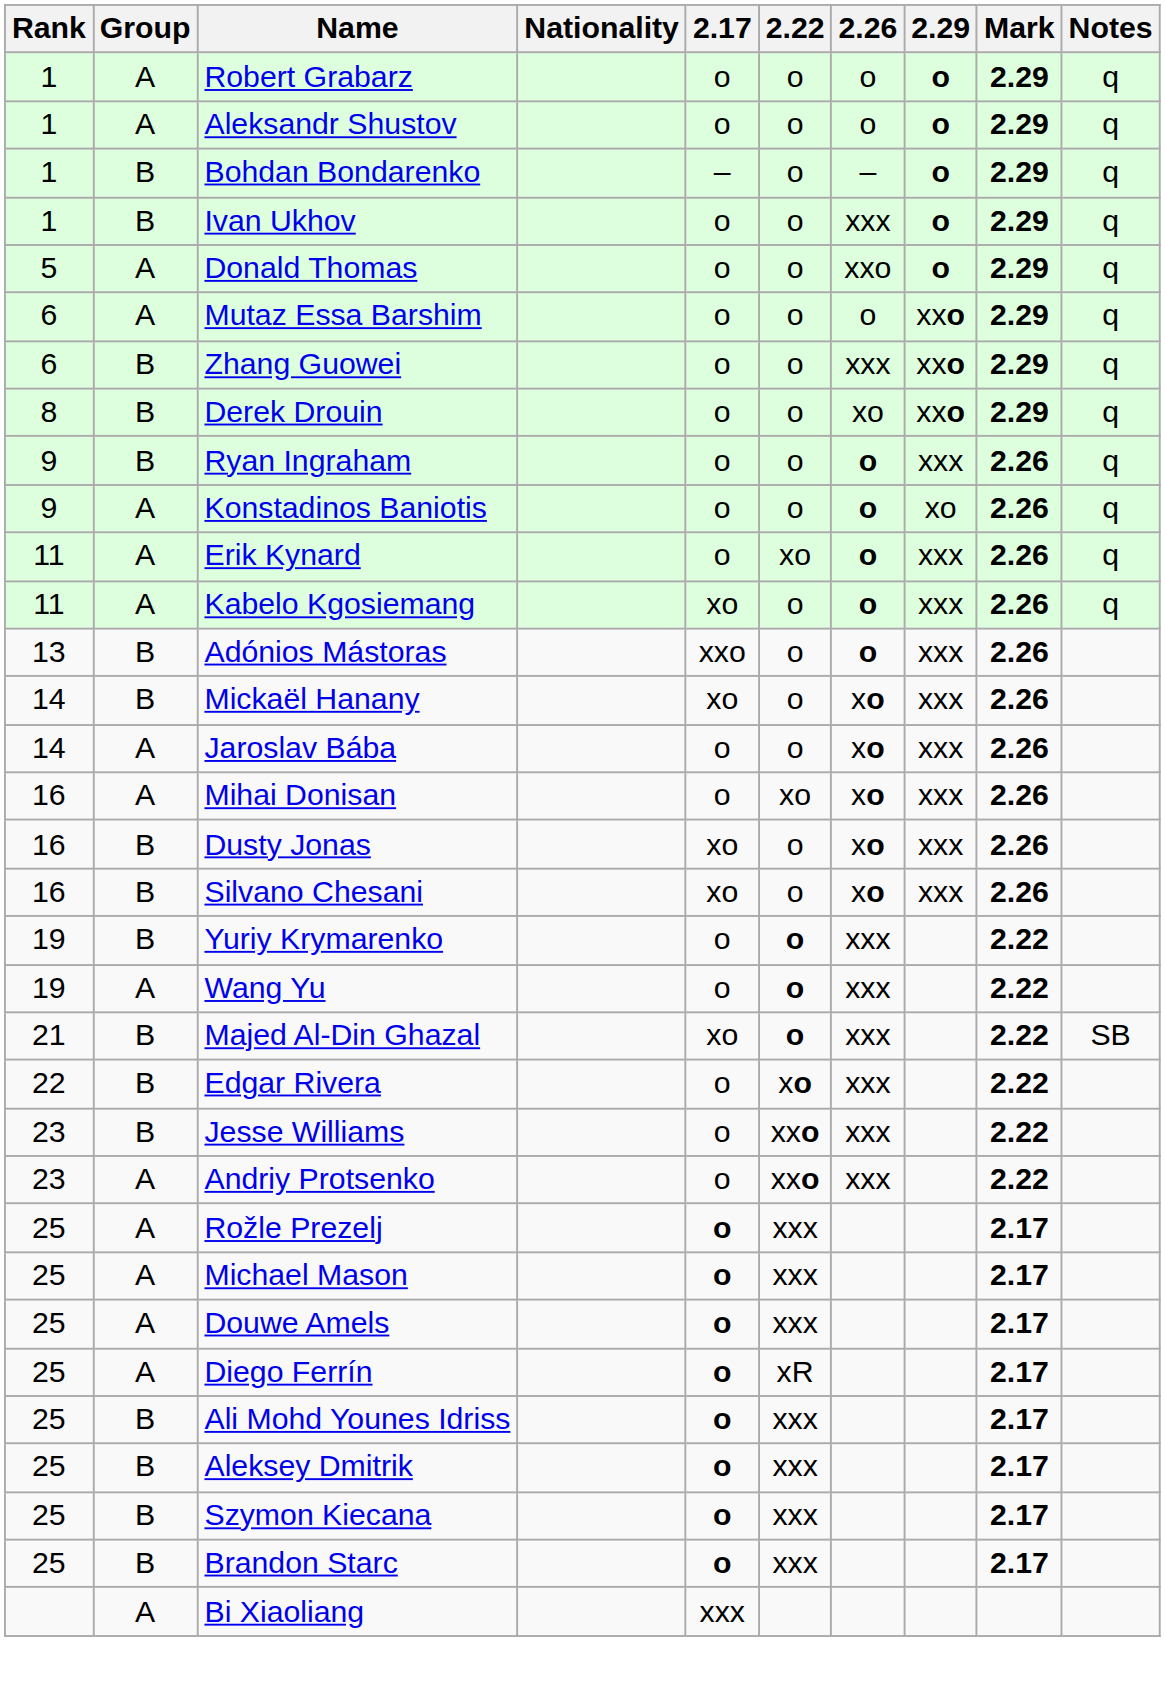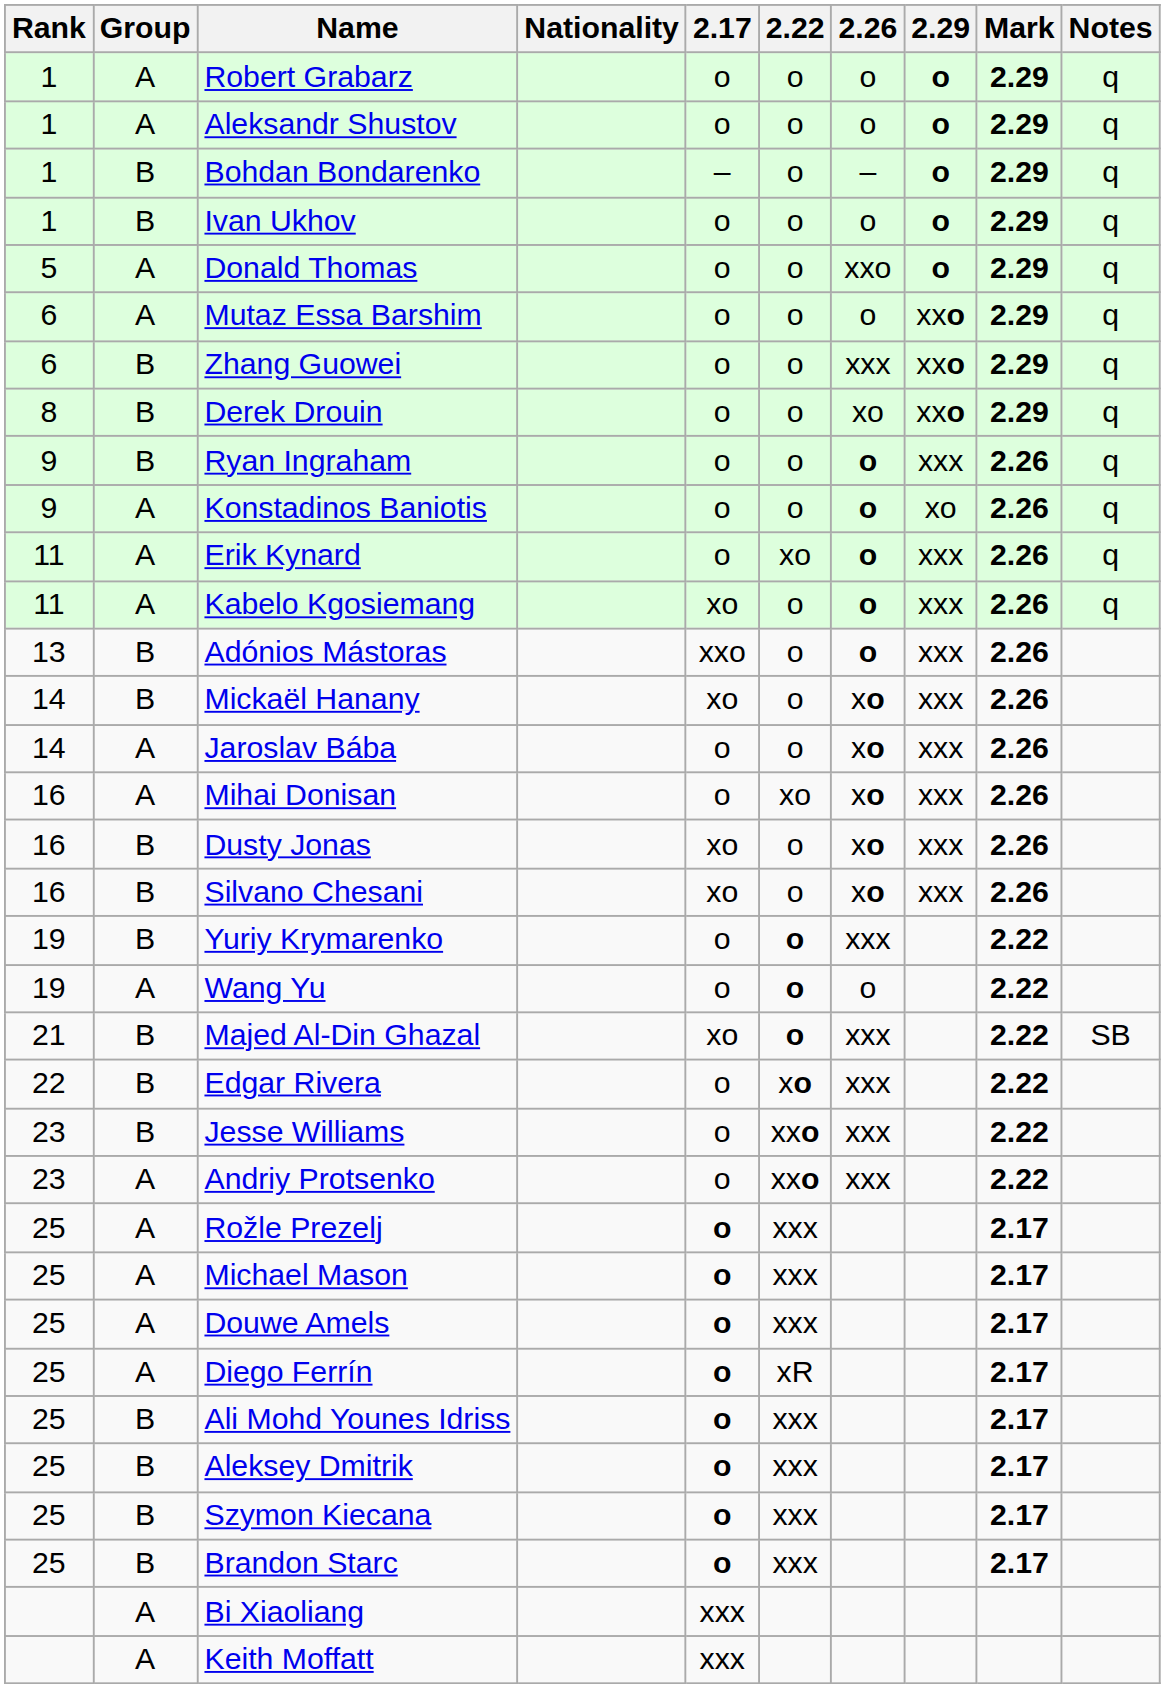(868, 220) xxx -> (868, 220) o
(868, 987) xxx -> (868, 987) o
+ row: (289, 1659)
